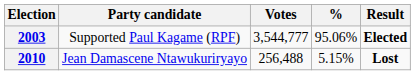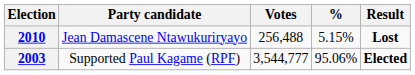rows swapped: (32, 37) <-> (32, 59)
